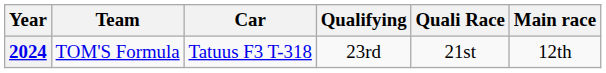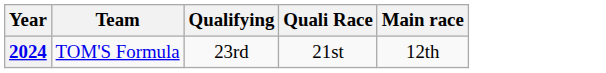- column: (250, 20)
